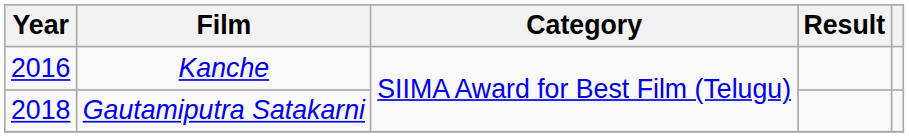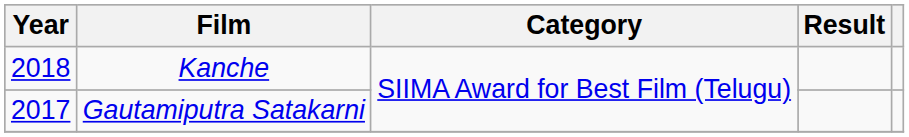(41, 68) 2016 -> (41, 68) 2018
(41, 110) 2018 -> (41, 110) 2017
